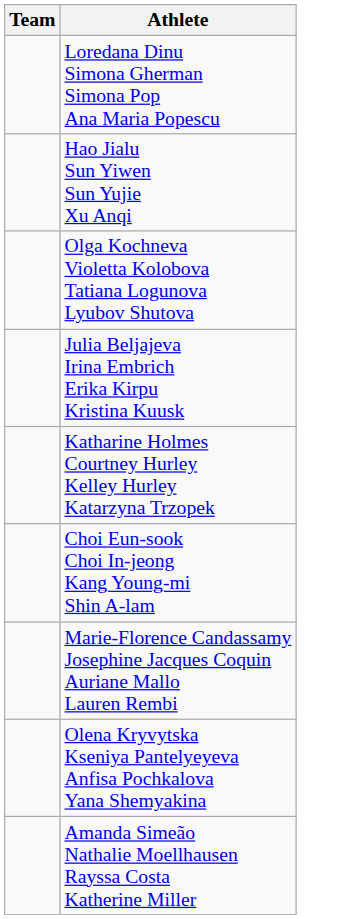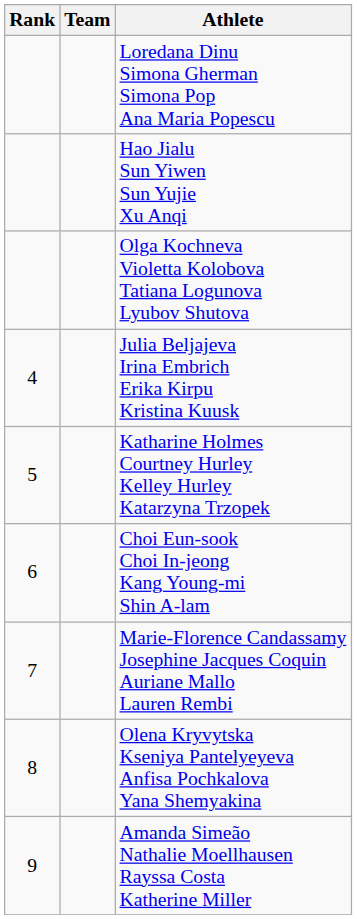+ column: (32, 20)
